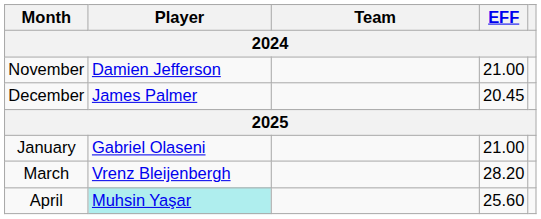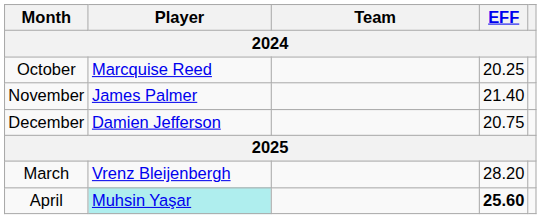+ row: (46, 69)
(156, 69) Damien Jefferson -> (145, 95) James Palmer
(504, 69) 21.00 -> (504, 95) 21.40
(145, 95) James Palmer -> (156, 122) Damien Jefferson
(504, 95) 20.45 -> (504, 122) 20.75
- row: (46, 148)
(504, 200) normal -> (504, 200) bold
